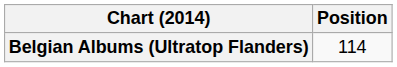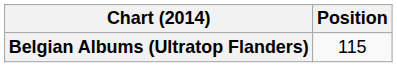(352, 47) 114 -> (352, 47) 115
